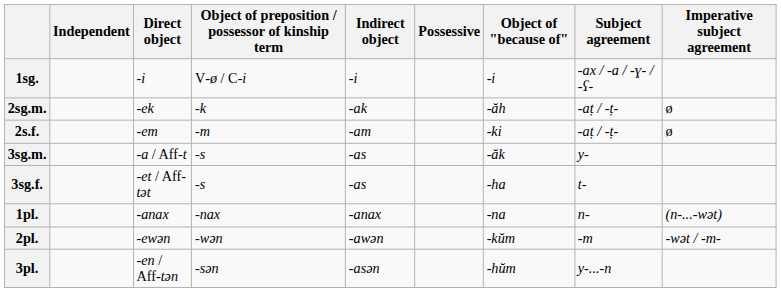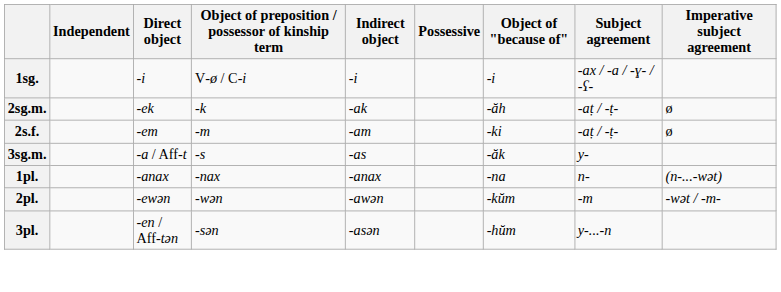- row: (27, 184)
